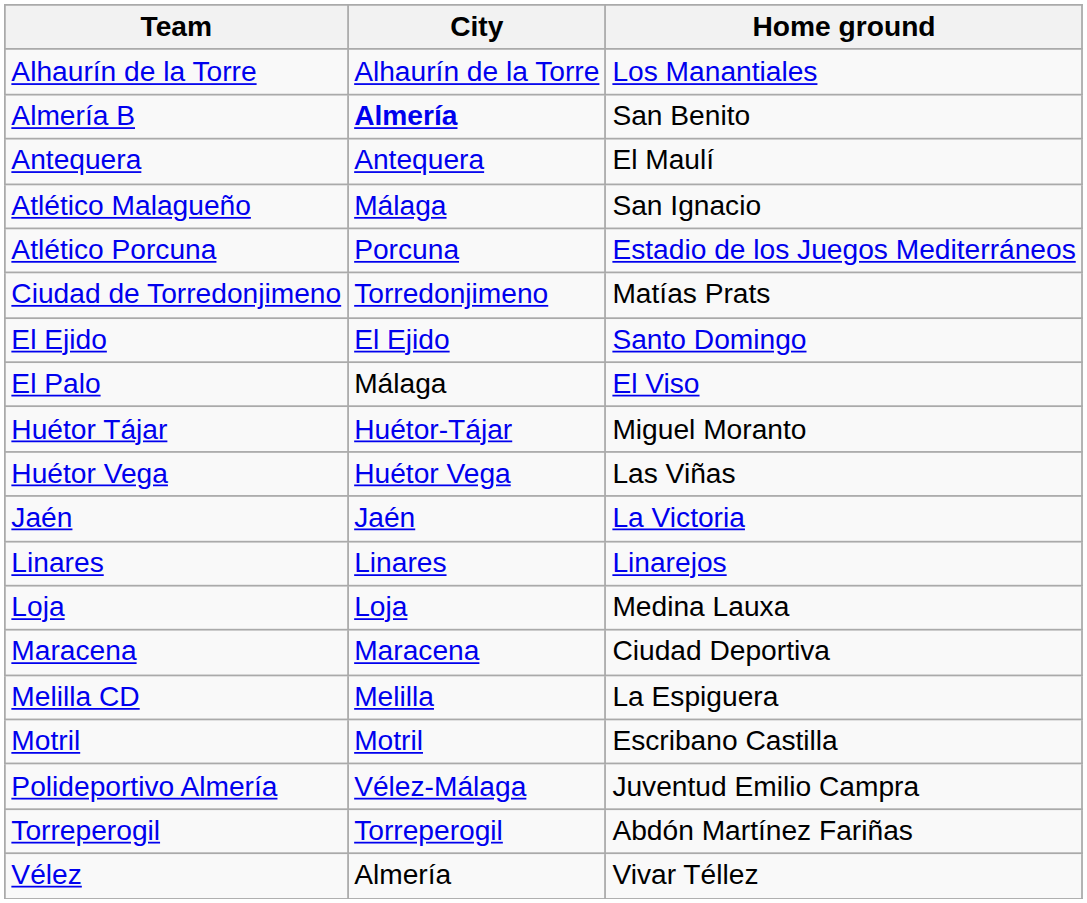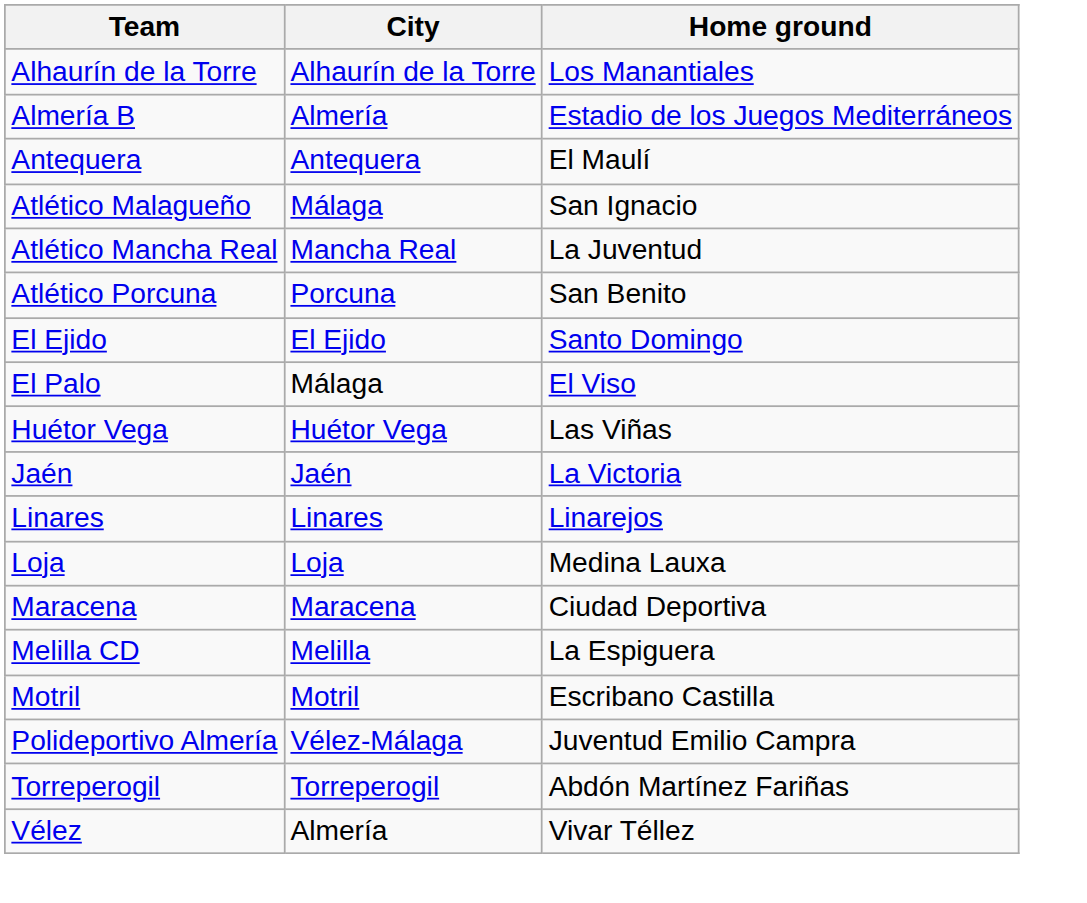(406, 116) bold -> (339, 116) normal
(681, 116) San Benito -> (780, 116) Estadio de los Juegos Mediterráneos
+ row: (144, 250)
(844, 250) Estadio de los Juegos Mediterráneos -> (618, 294) San Benito
- row: (176, 294)
- row: (89, 428)
